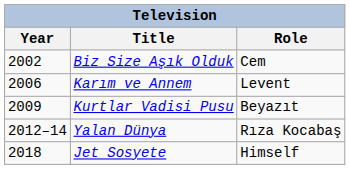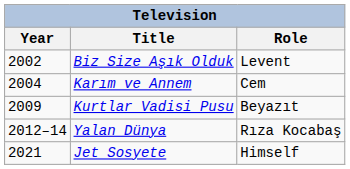(253, 62) Cem -> (266, 62) Levent
(25, 85) 2006 -> (25, 85) 2004
(266, 85) Levent -> (253, 85) Cem
(25, 153) 2018 -> (25, 153) 2021
